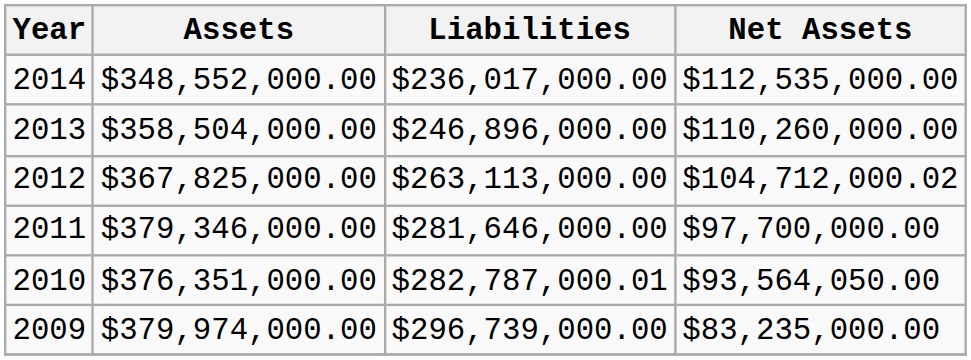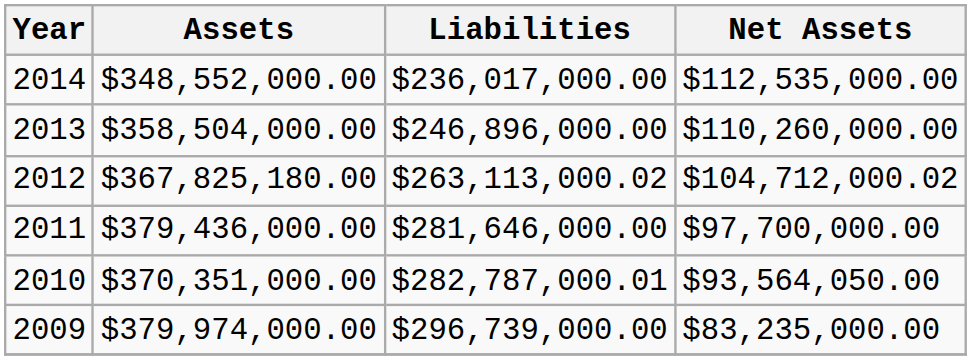(239, 180) $367,825,000.00 -> (239, 180) $367,825,180.00
(530, 180) $263,113,000.00 -> (530, 180) $263,113,000.02
(239, 230) $379,346,000.00 -> (239, 230) $379,436,000.00
(239, 280) $376,351,000.00 -> (239, 280) $370,351,000.00
